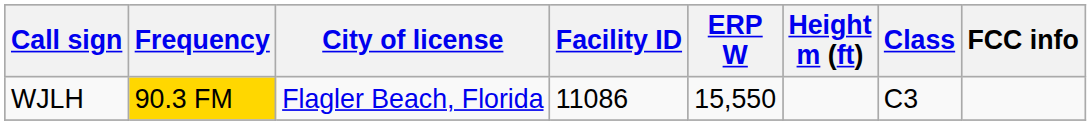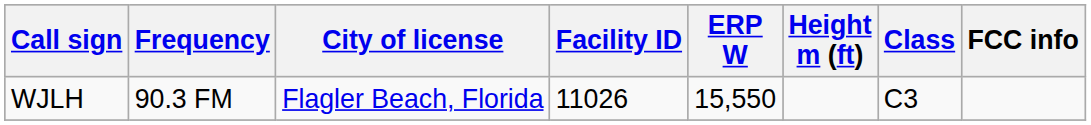(184, 98) gold background -> (184, 98) no background
(592, 98) 11086 -> (592, 98) 11026
